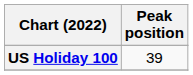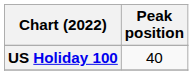(154, 57) 39 -> (154, 57) 40
